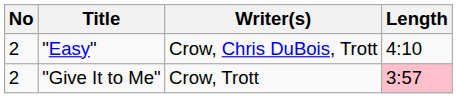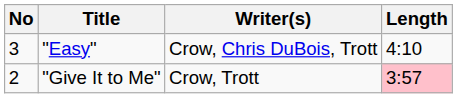(14, 48) 2 -> (14, 48) 3
